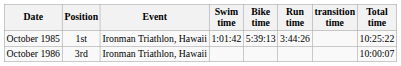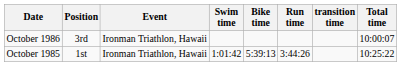rows swapped: (33, 38) <-> (33, 54)
